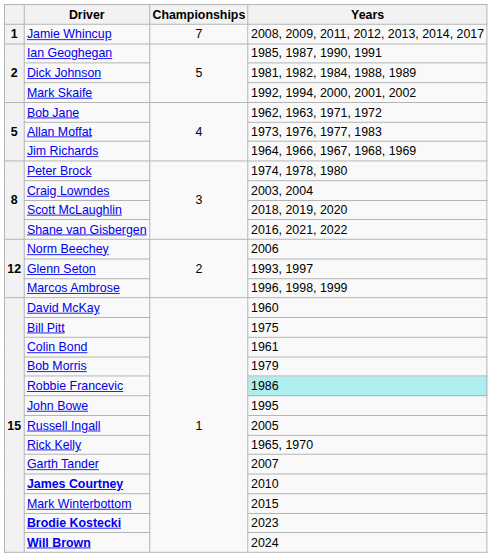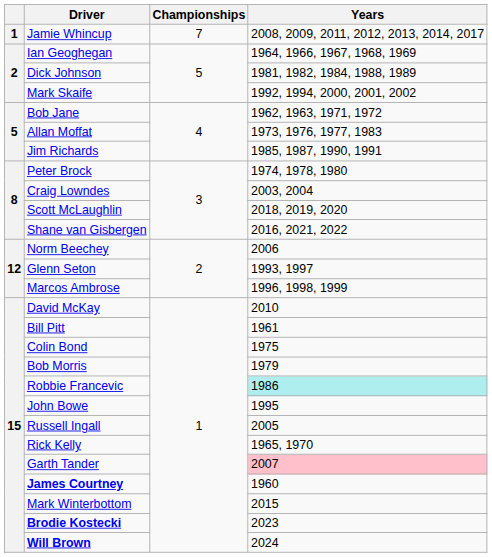(316, 54) 1985, 1987, 1990, 1991 -> (334, 54) 1964, 1966, 1967, 1968, 1969
(334, 152) 1964, 1966, 1967, 1968, 1969 -> (316, 152) 1985, 1987, 1990, 1991
(265, 308) 1960 -> (265, 308) 2010
(265, 328) 1975 -> (265, 328) 1961
(265, 347) 1961 -> (265, 347) 1975
(265, 465) no background -> (265, 465) pink background
(265, 484) 2010 -> (265, 484) 1960
